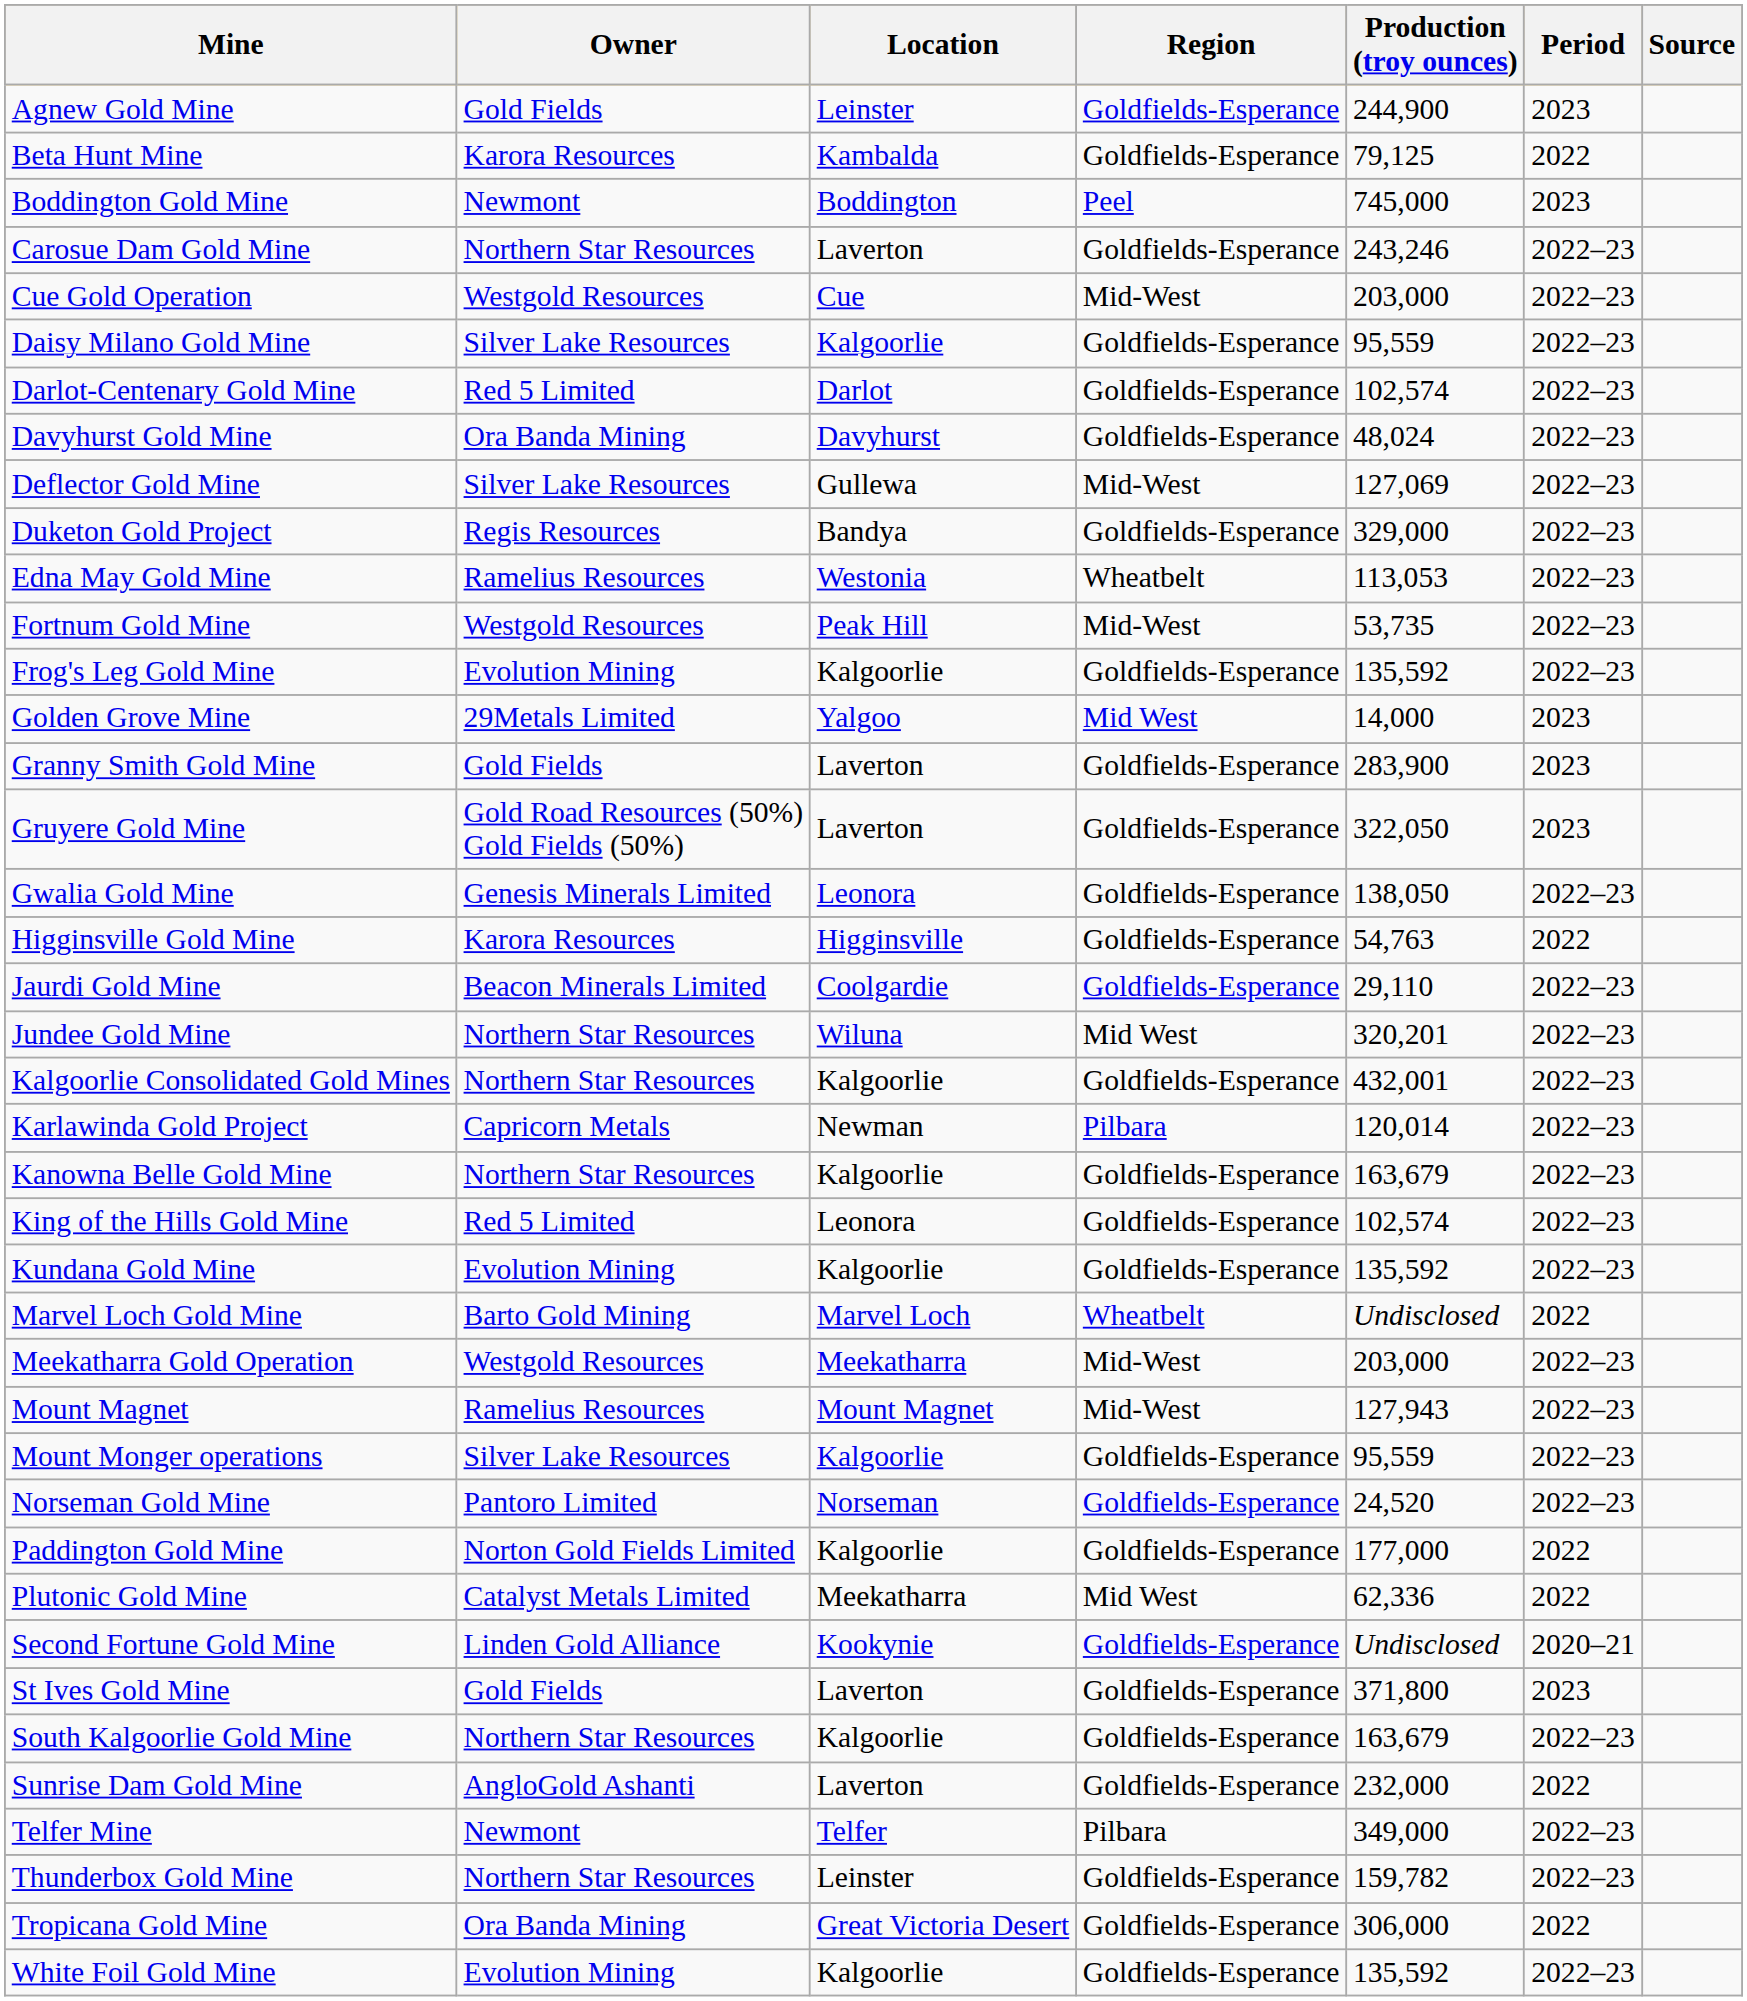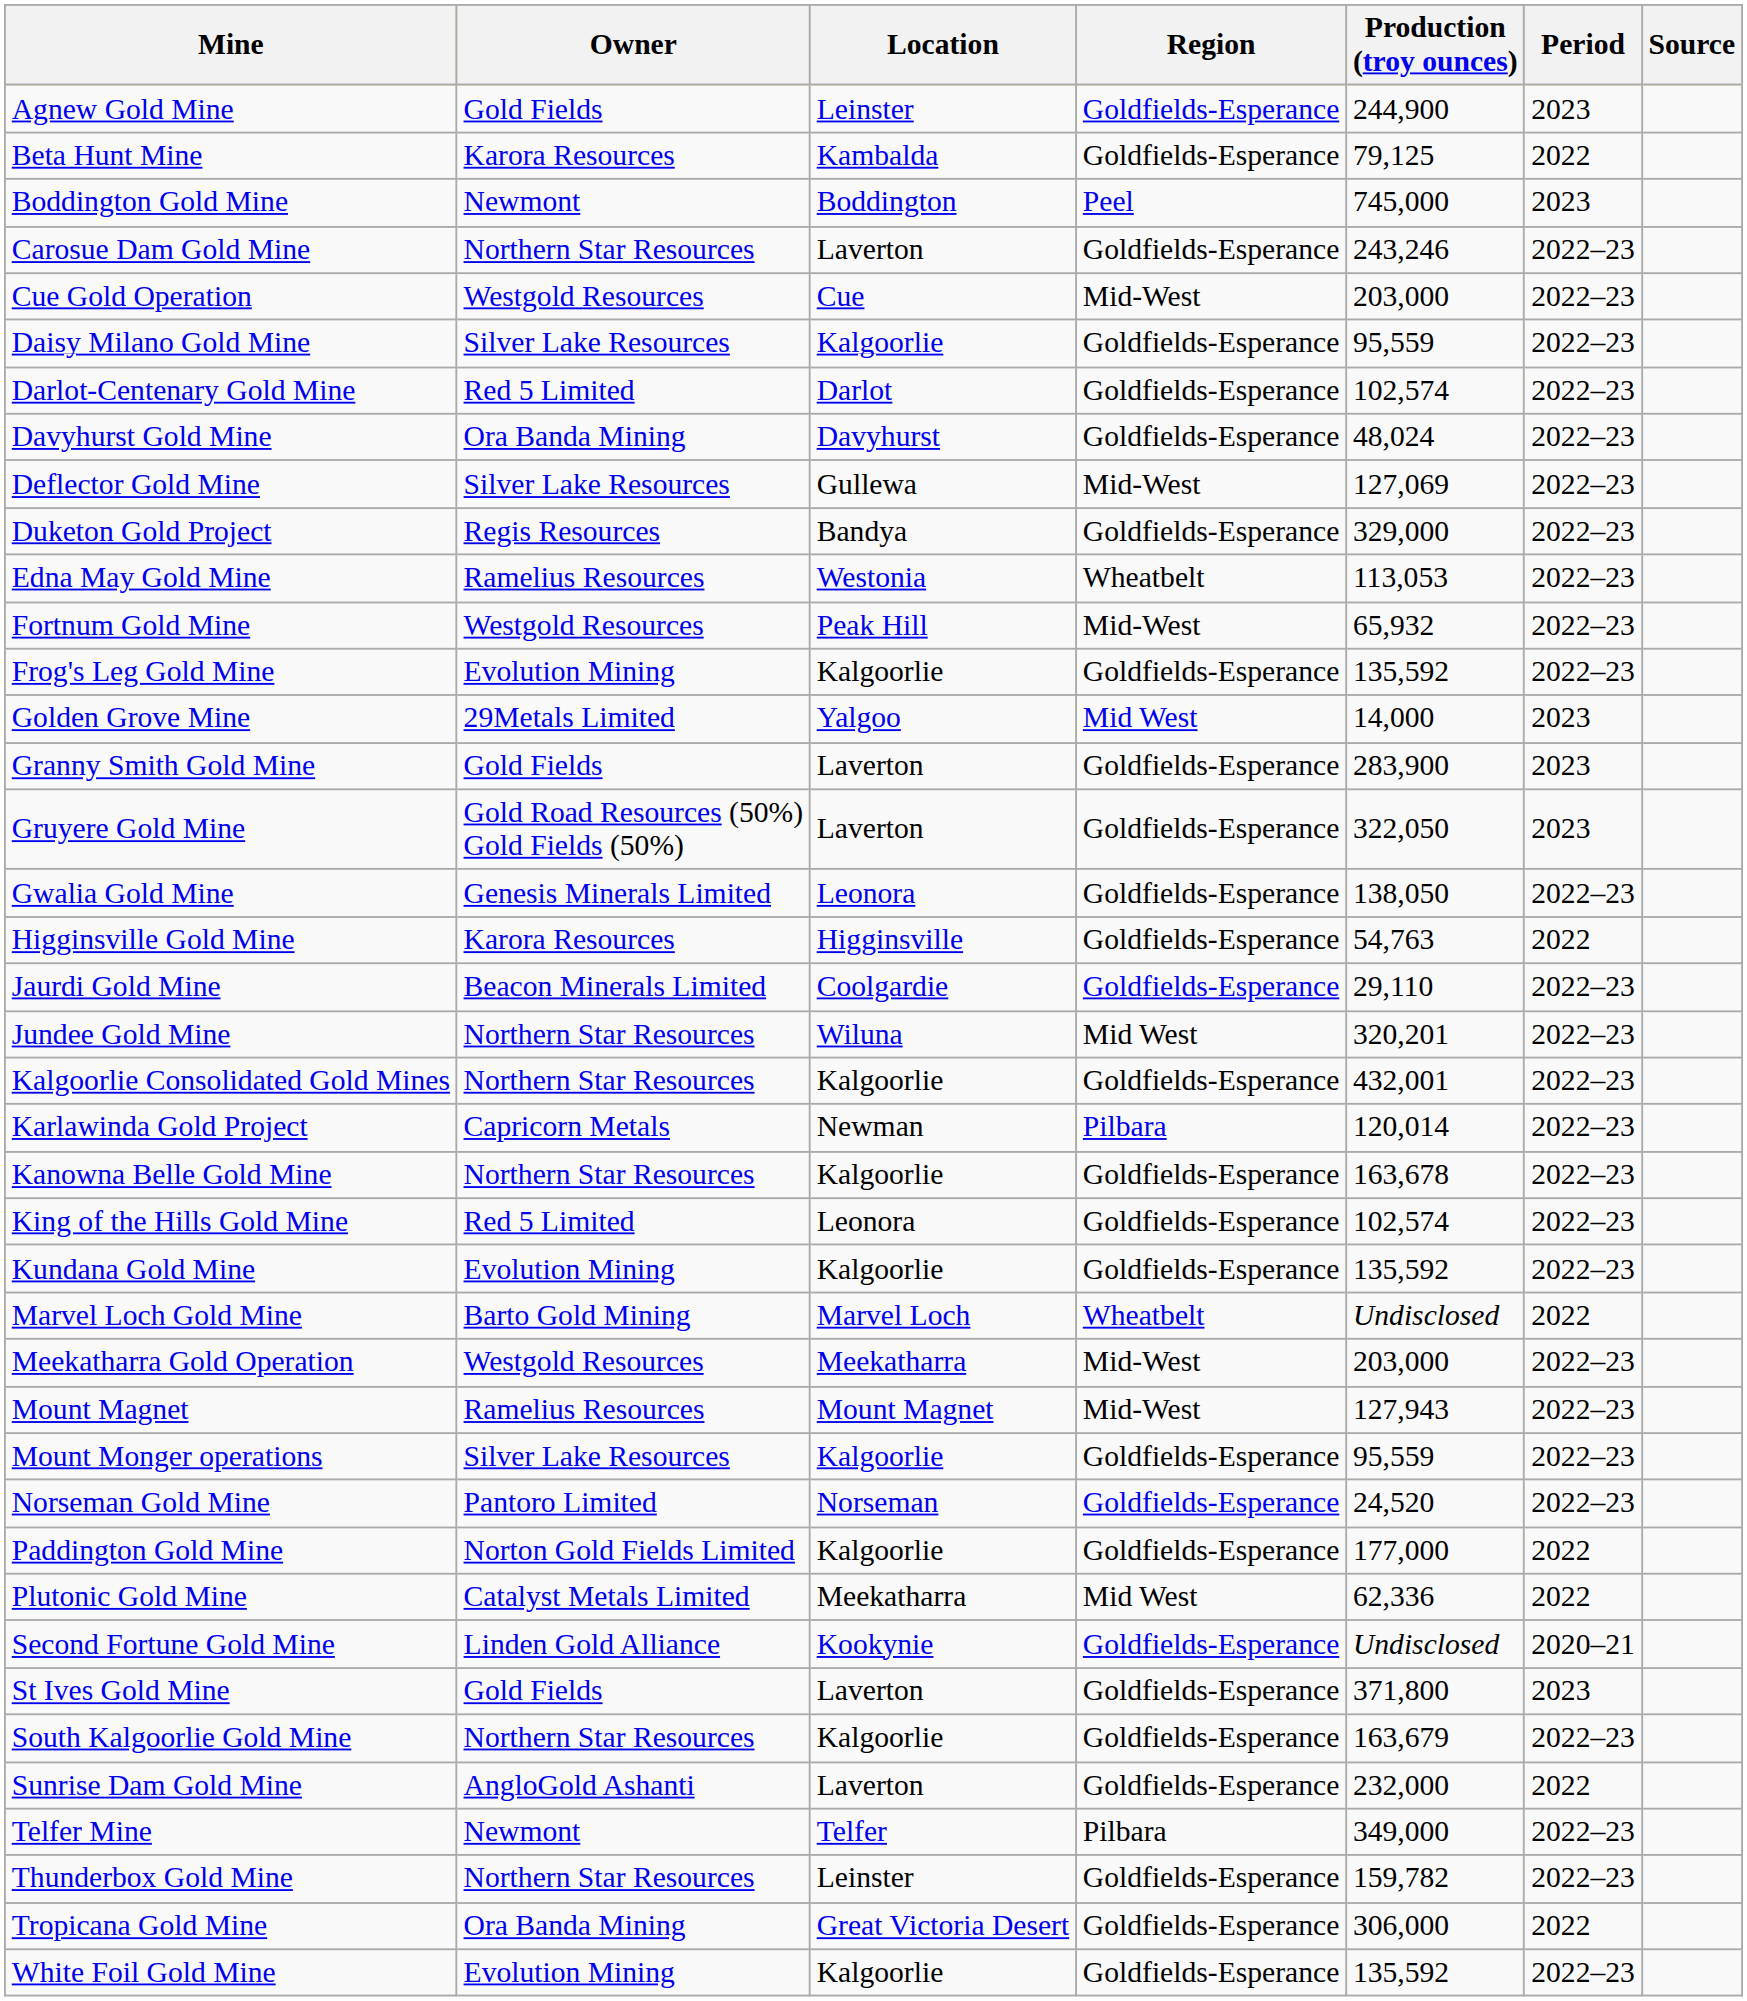(1394, 624) 53,735 -> (1394, 624) 65,932
(1401, 1174) 163,679 -> (1401, 1174) 163,678
